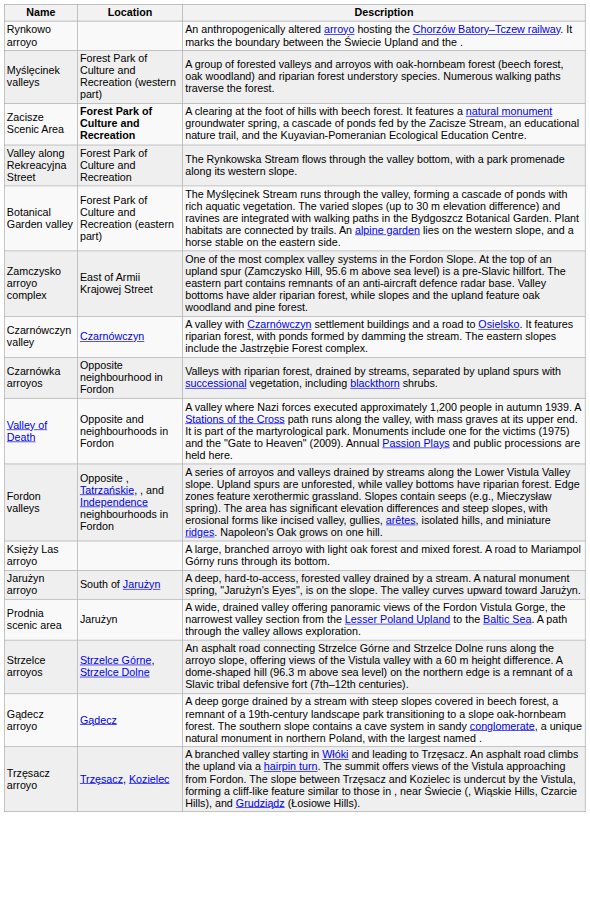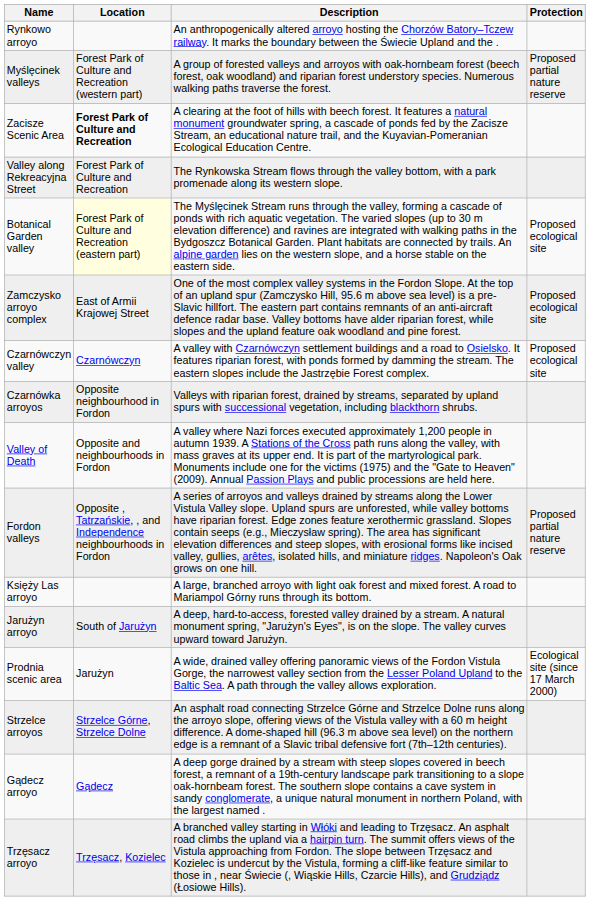+ column: (556, 13)
(127, 218) no background -> (110, 236) lightyellow background
